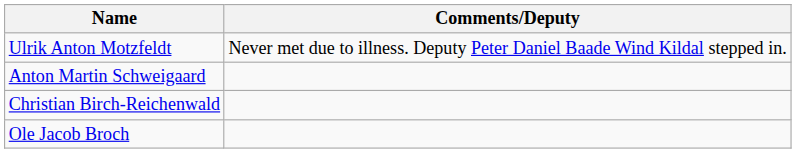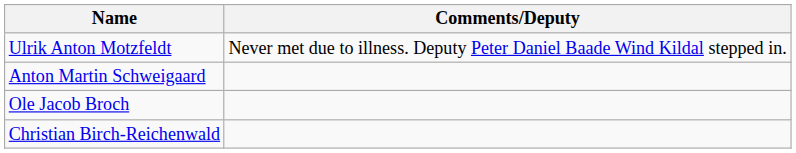rows swapped: (69, 133) <-> (114, 104)
